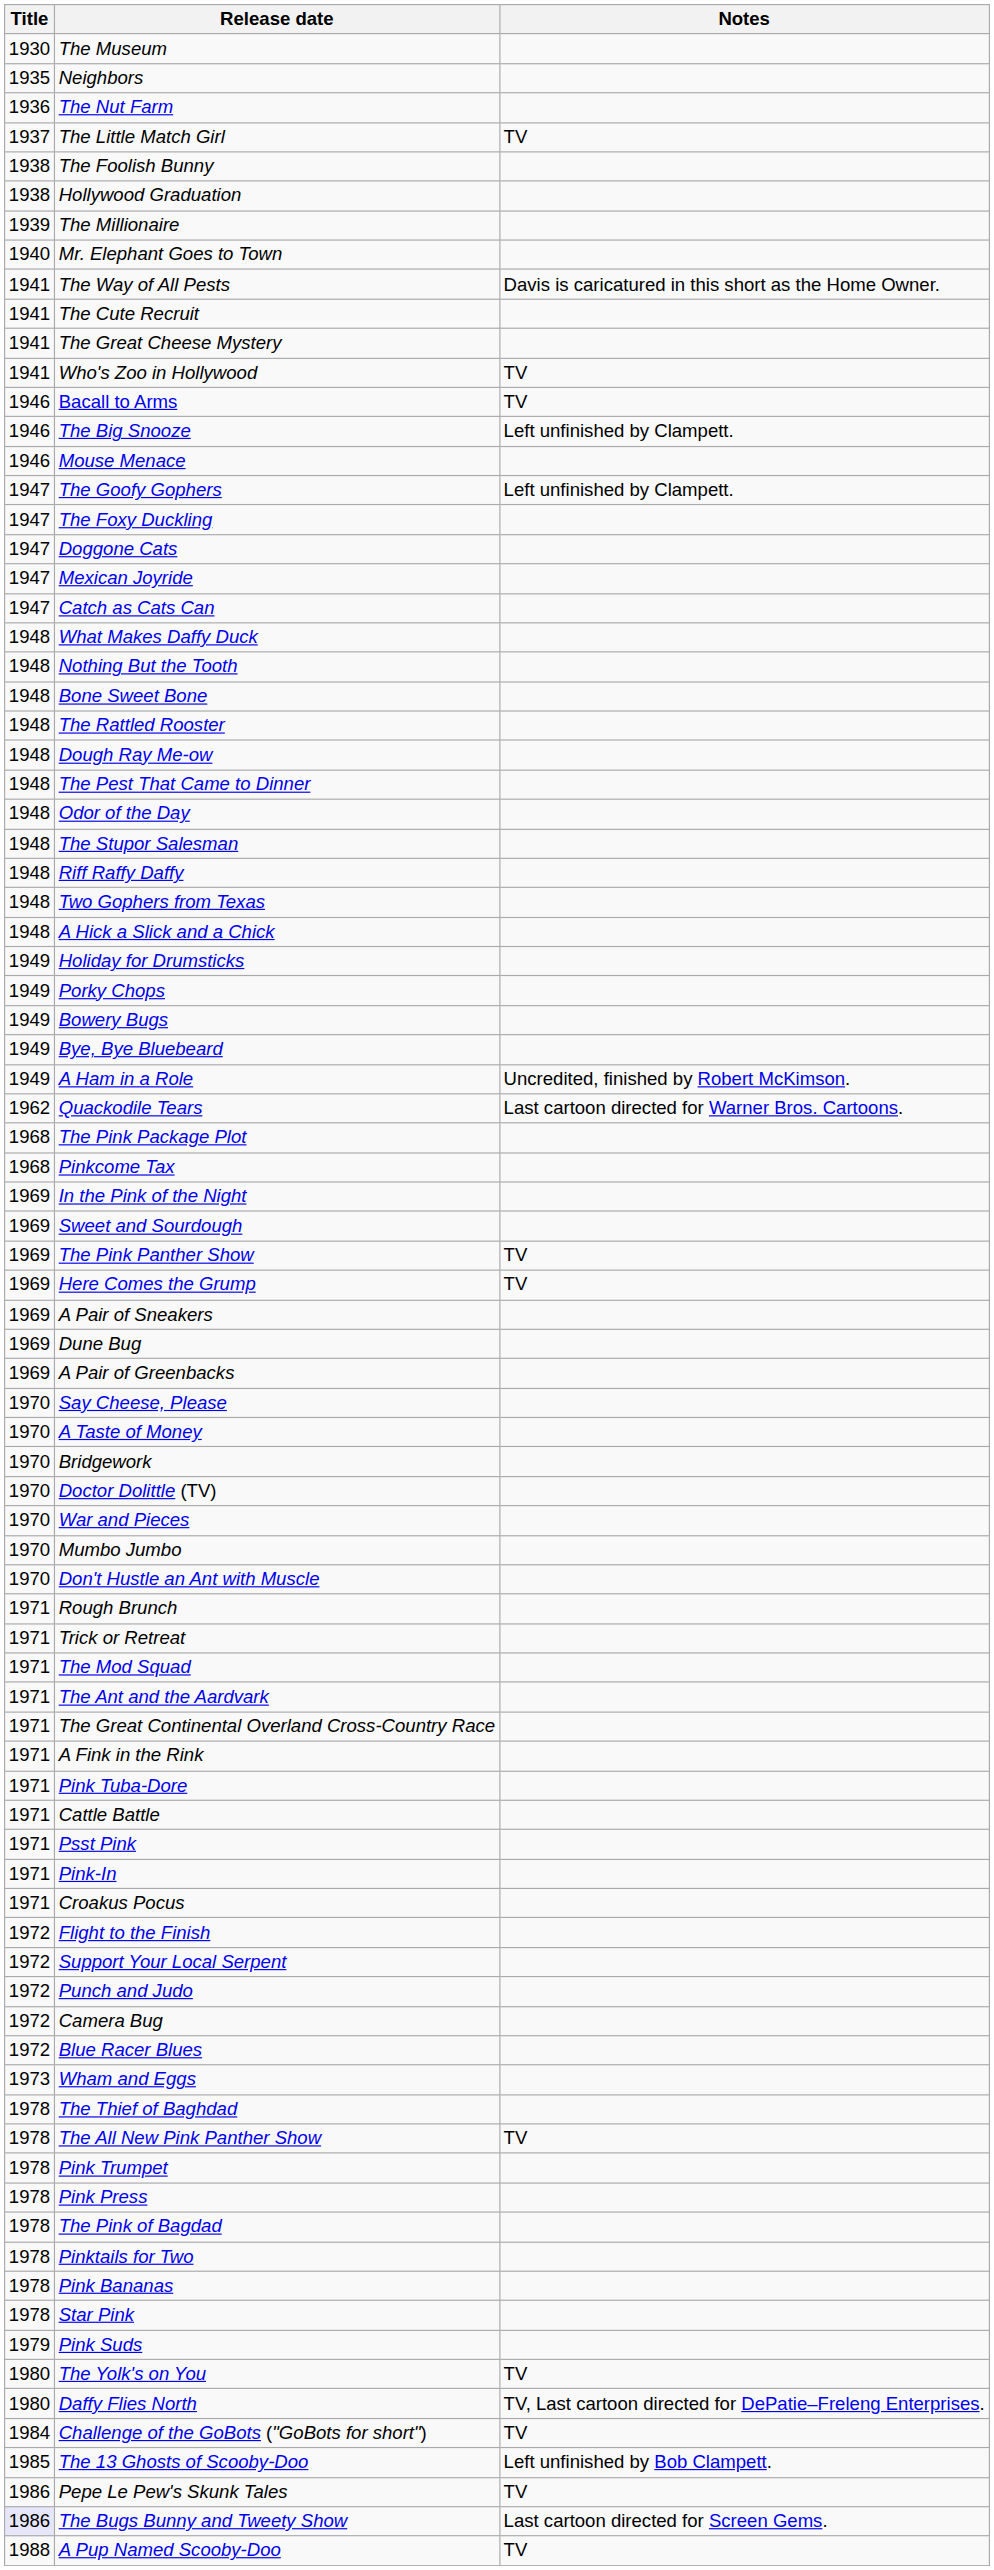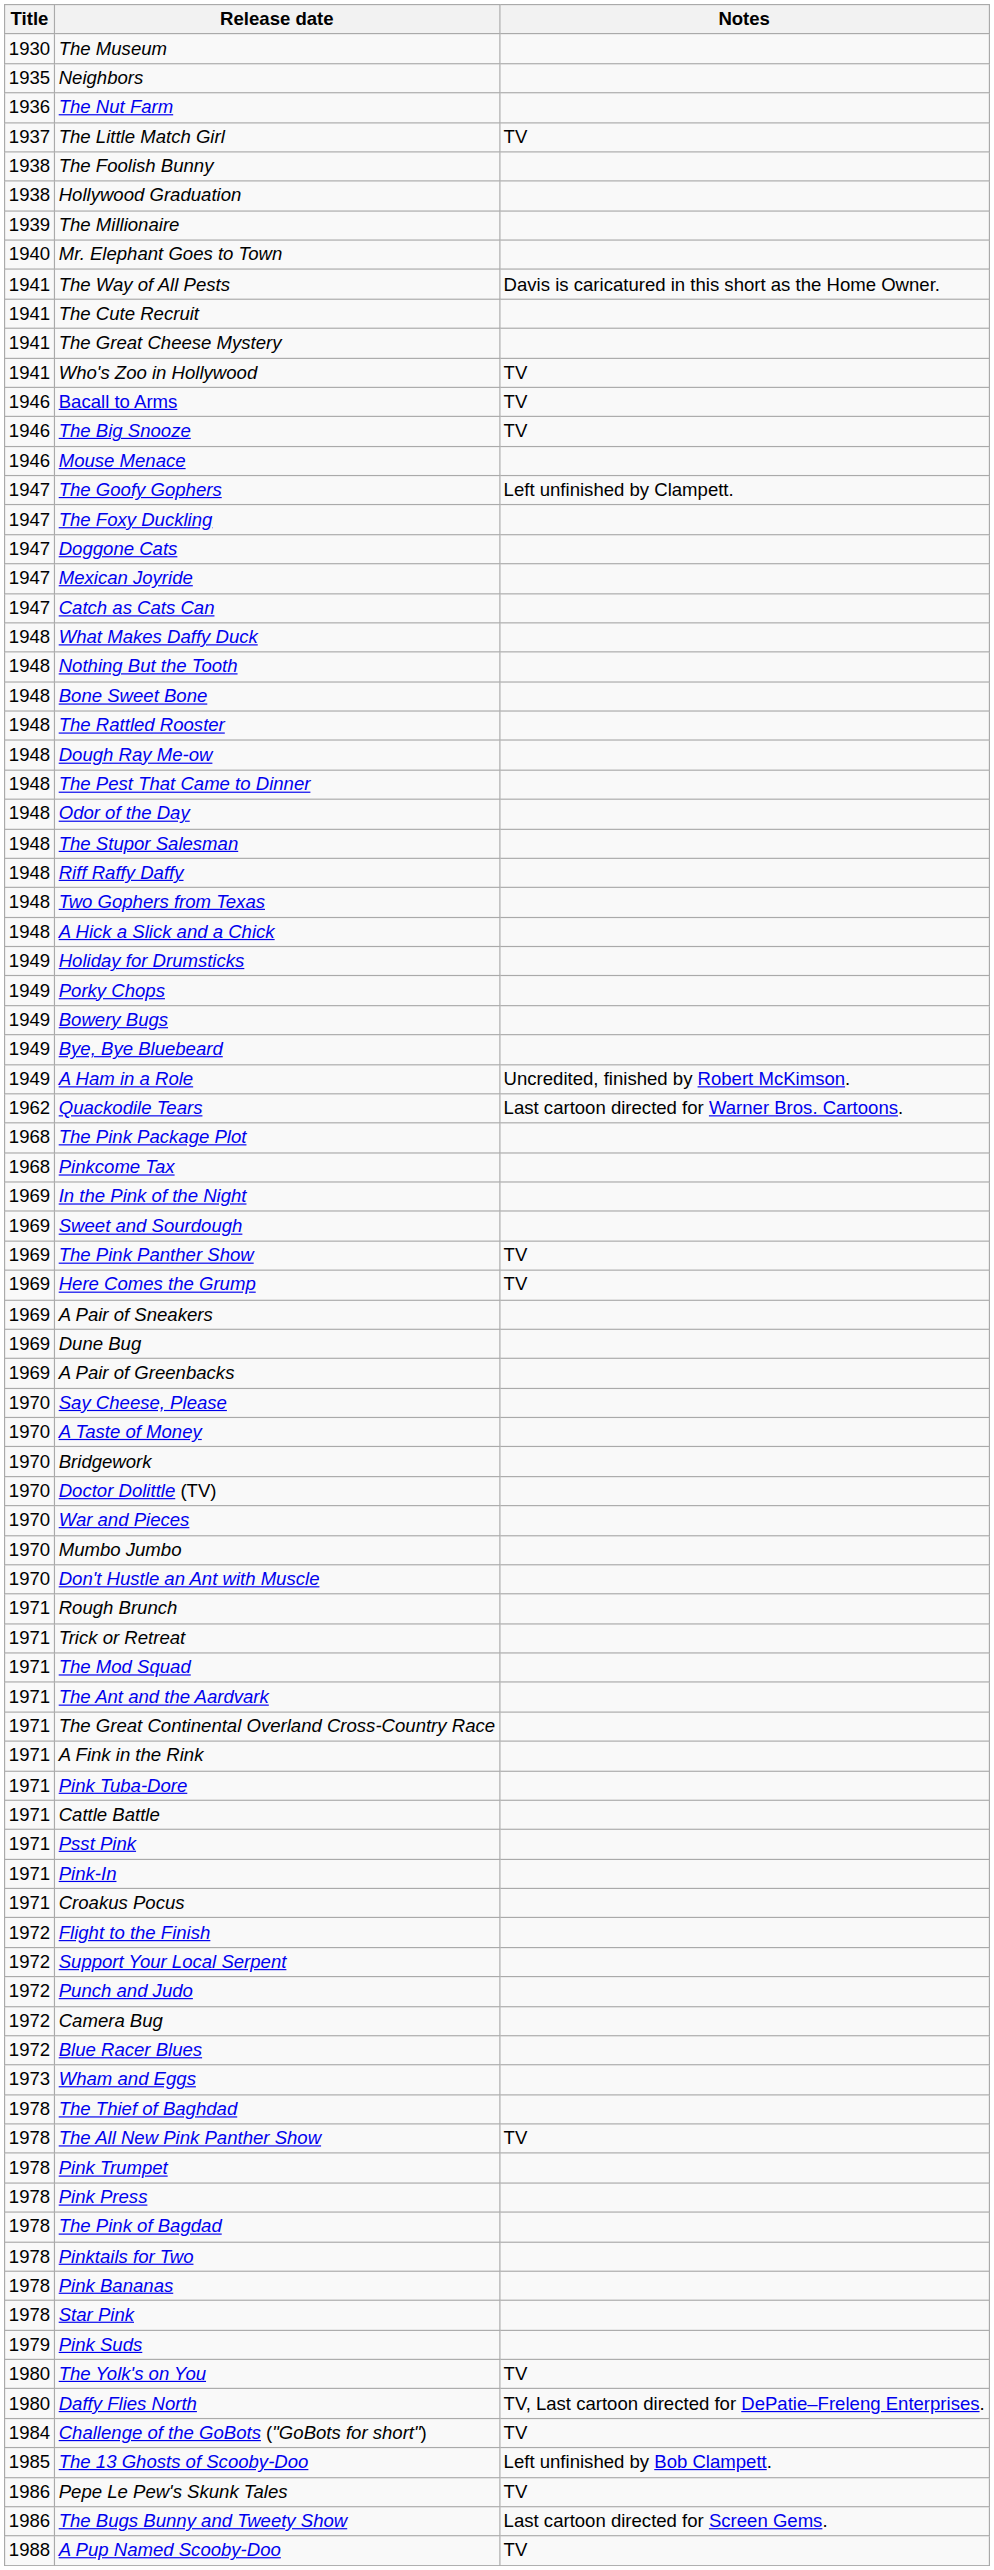(619, 431) Left unfinished by Clampett. -> (515, 431) TV
(30, 2521) lavender background -> (30, 2521) no background
